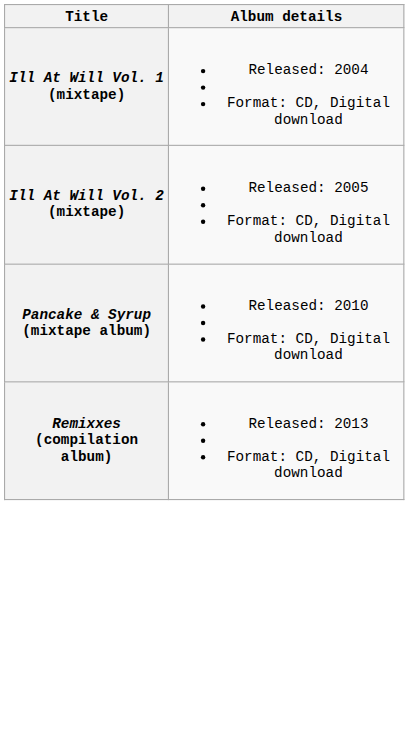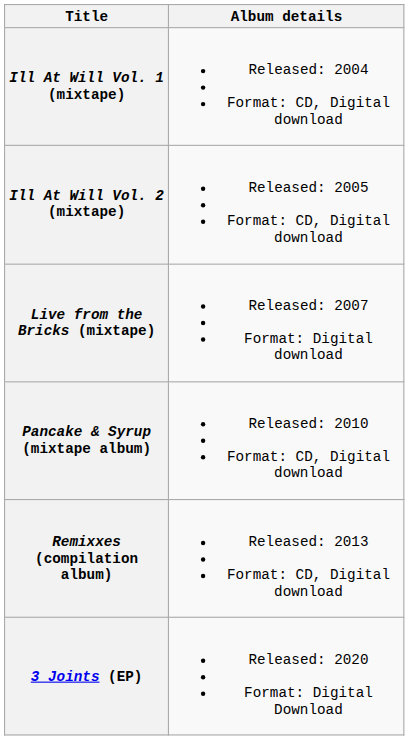+ row: (87, 323)
+ row: (87, 676)
